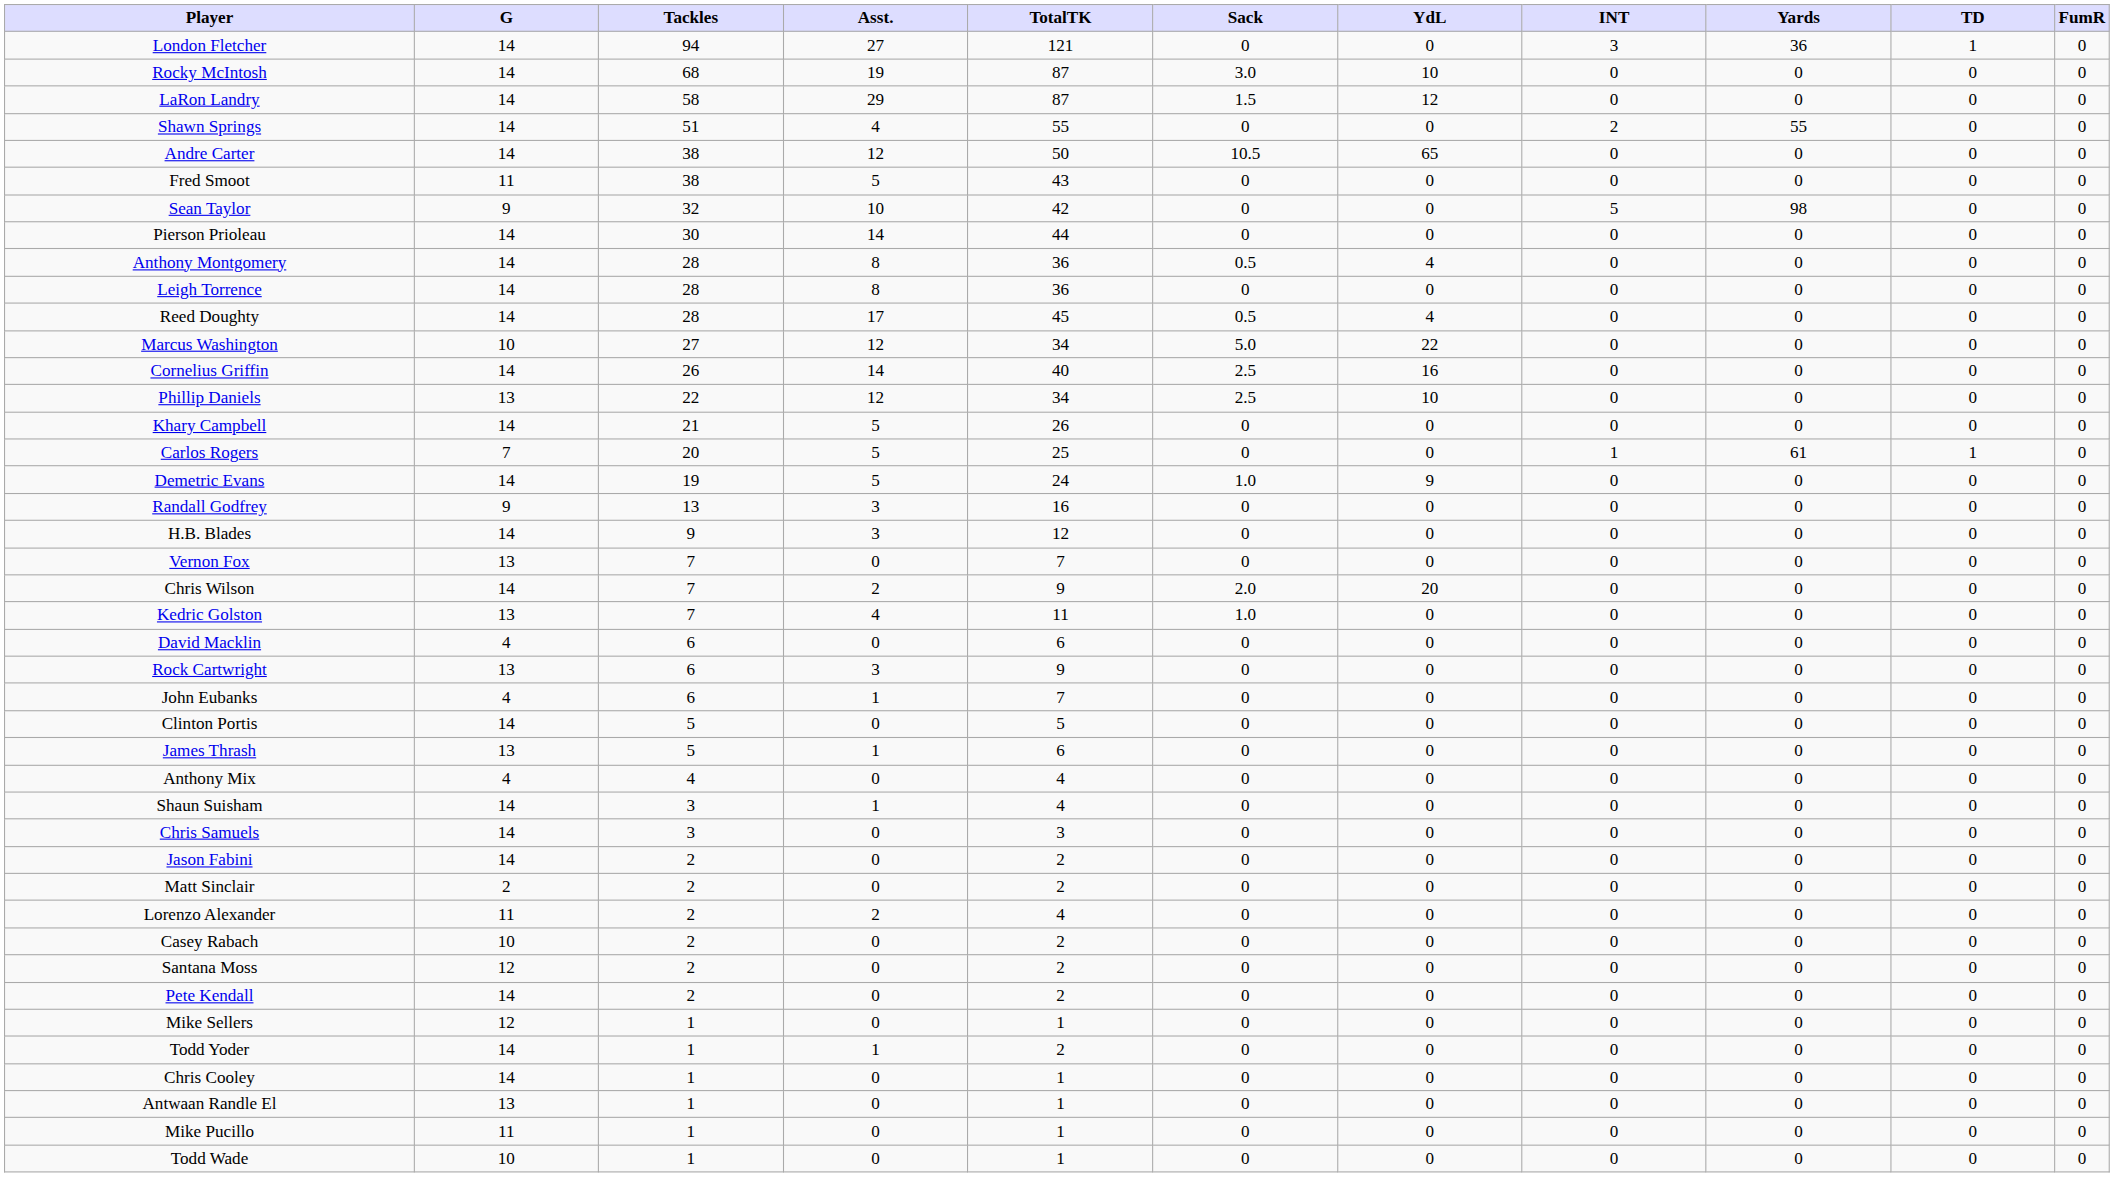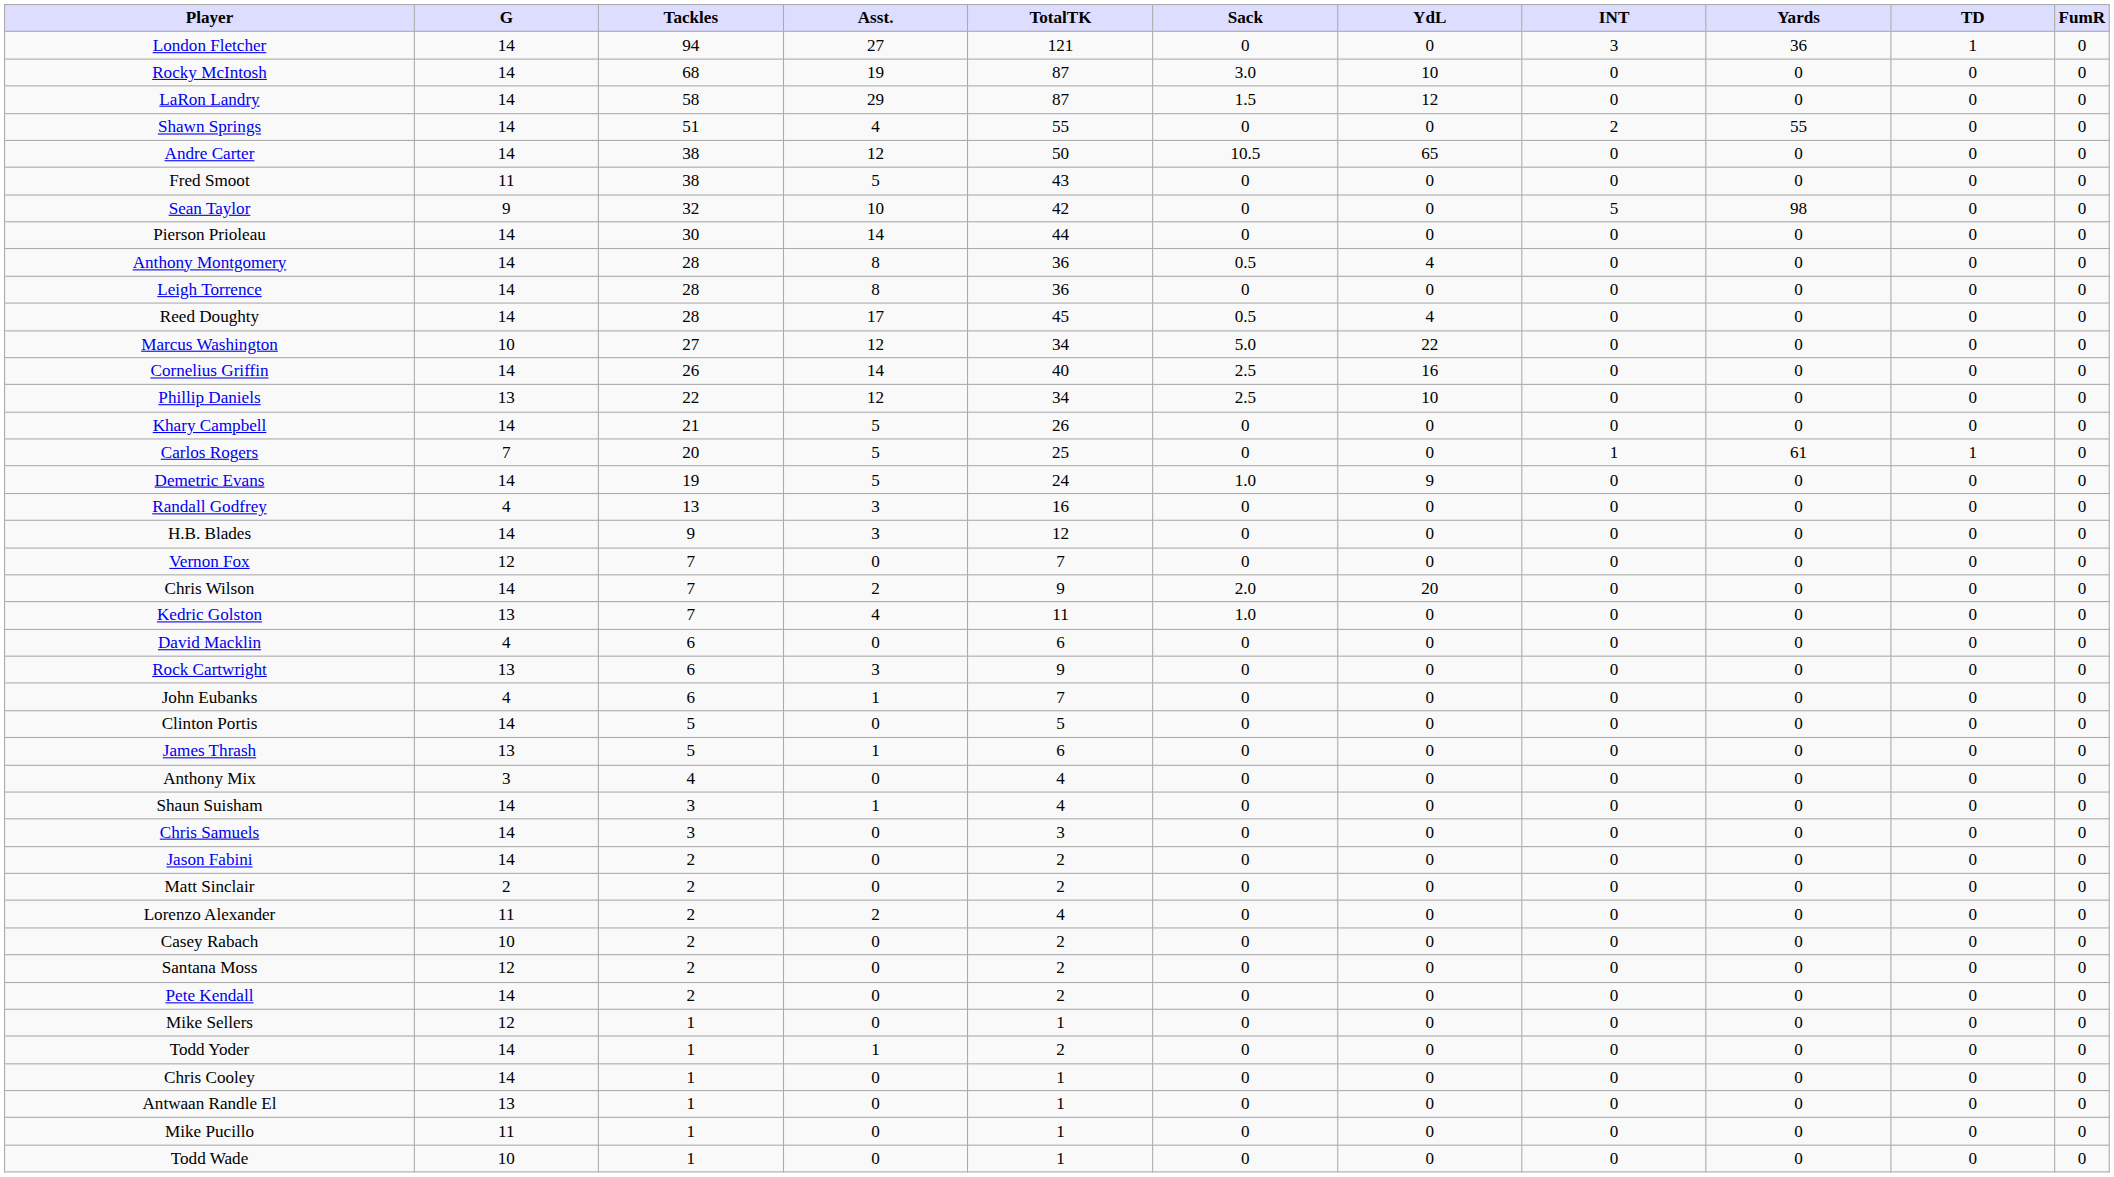(506, 506) 9 -> (506, 506) 4
(506, 561) 13 -> (506, 561) 12
(506, 778) 4 -> (506, 778) 3
